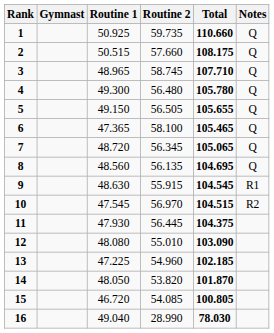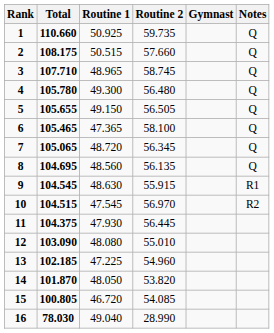columns swapped: (62, 14) <-> (215, 14)
